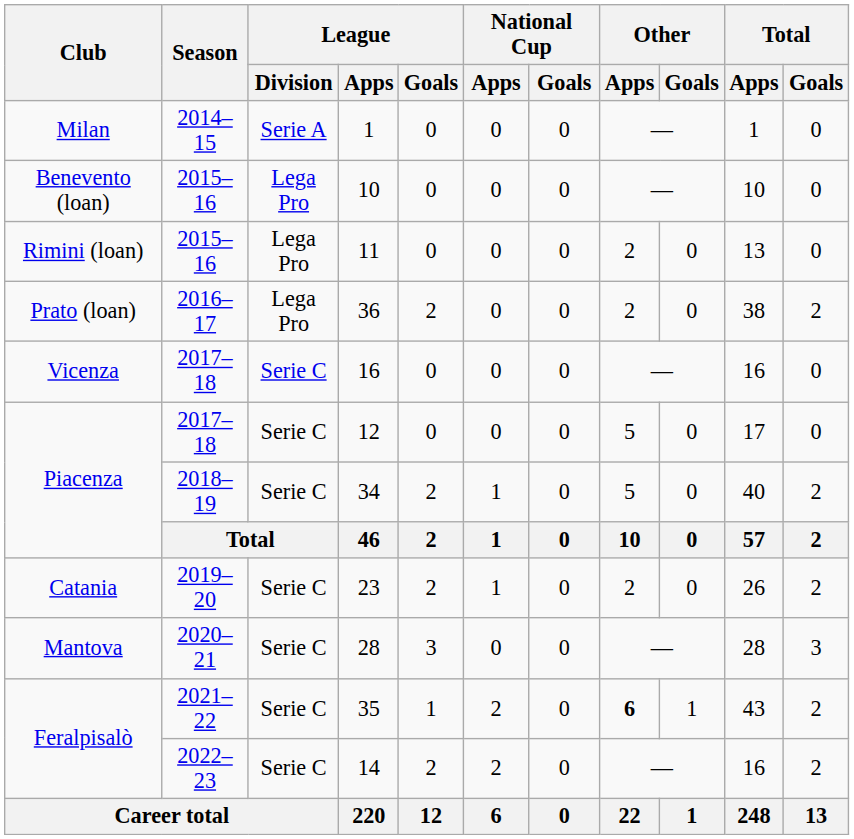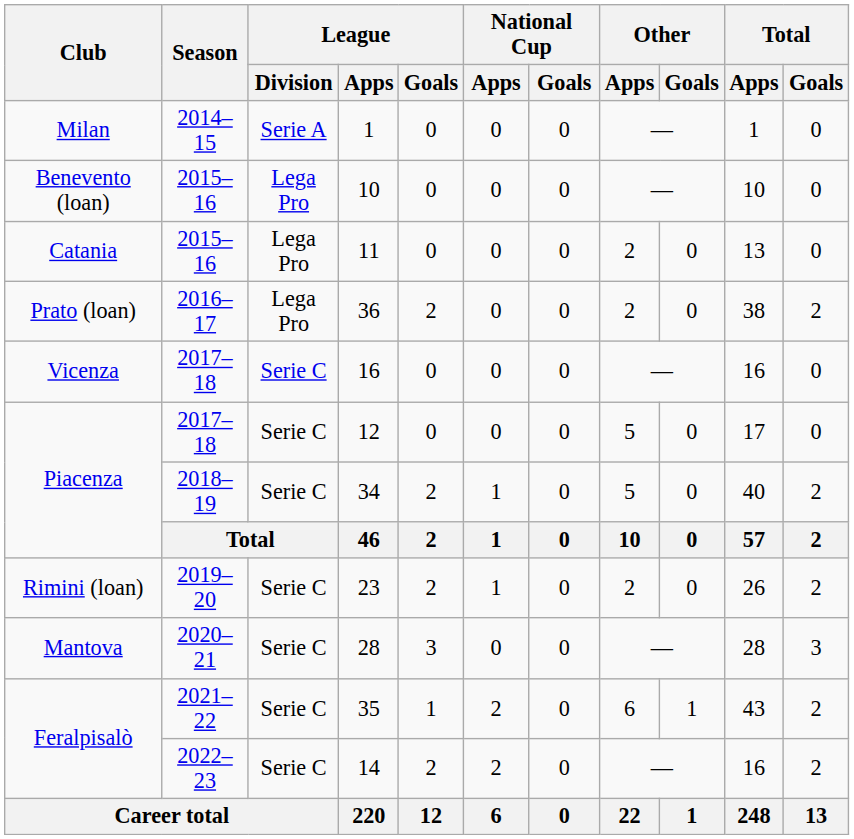(83, 250) Rimini (loan) -> (83, 250) Catania
(83, 587) Catania -> (83, 587) Rimini (loan)
(630, 708) bold -> (630, 708) normal
